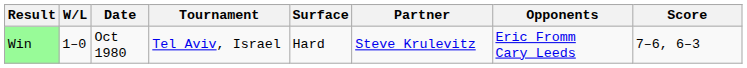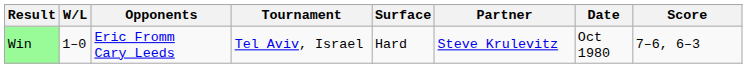columns swapped: (120, 15) <-> (562, 15)
